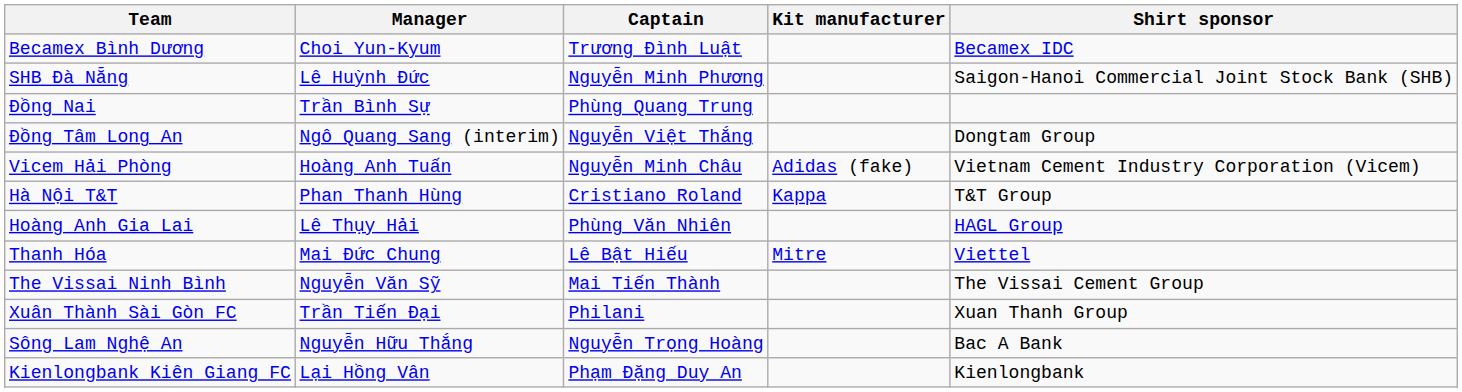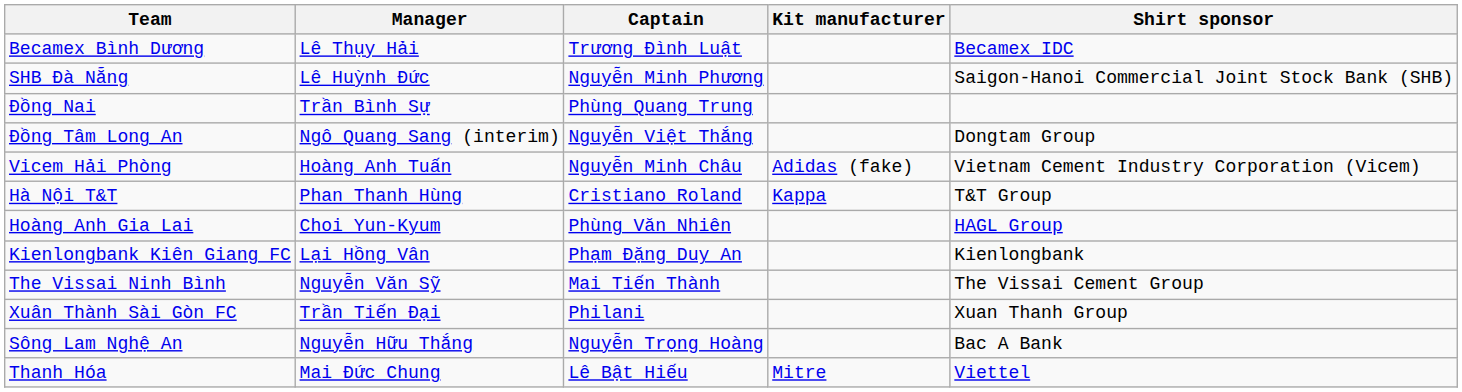(370, 49) Choi Yun-Kyum -> (359, 49) Lê Thụy Hải
(359, 226) Lê Thụy Hải -> (370, 226) Choi Yun-Kyum
rows swapped: (150, 373) <-> (58, 255)
